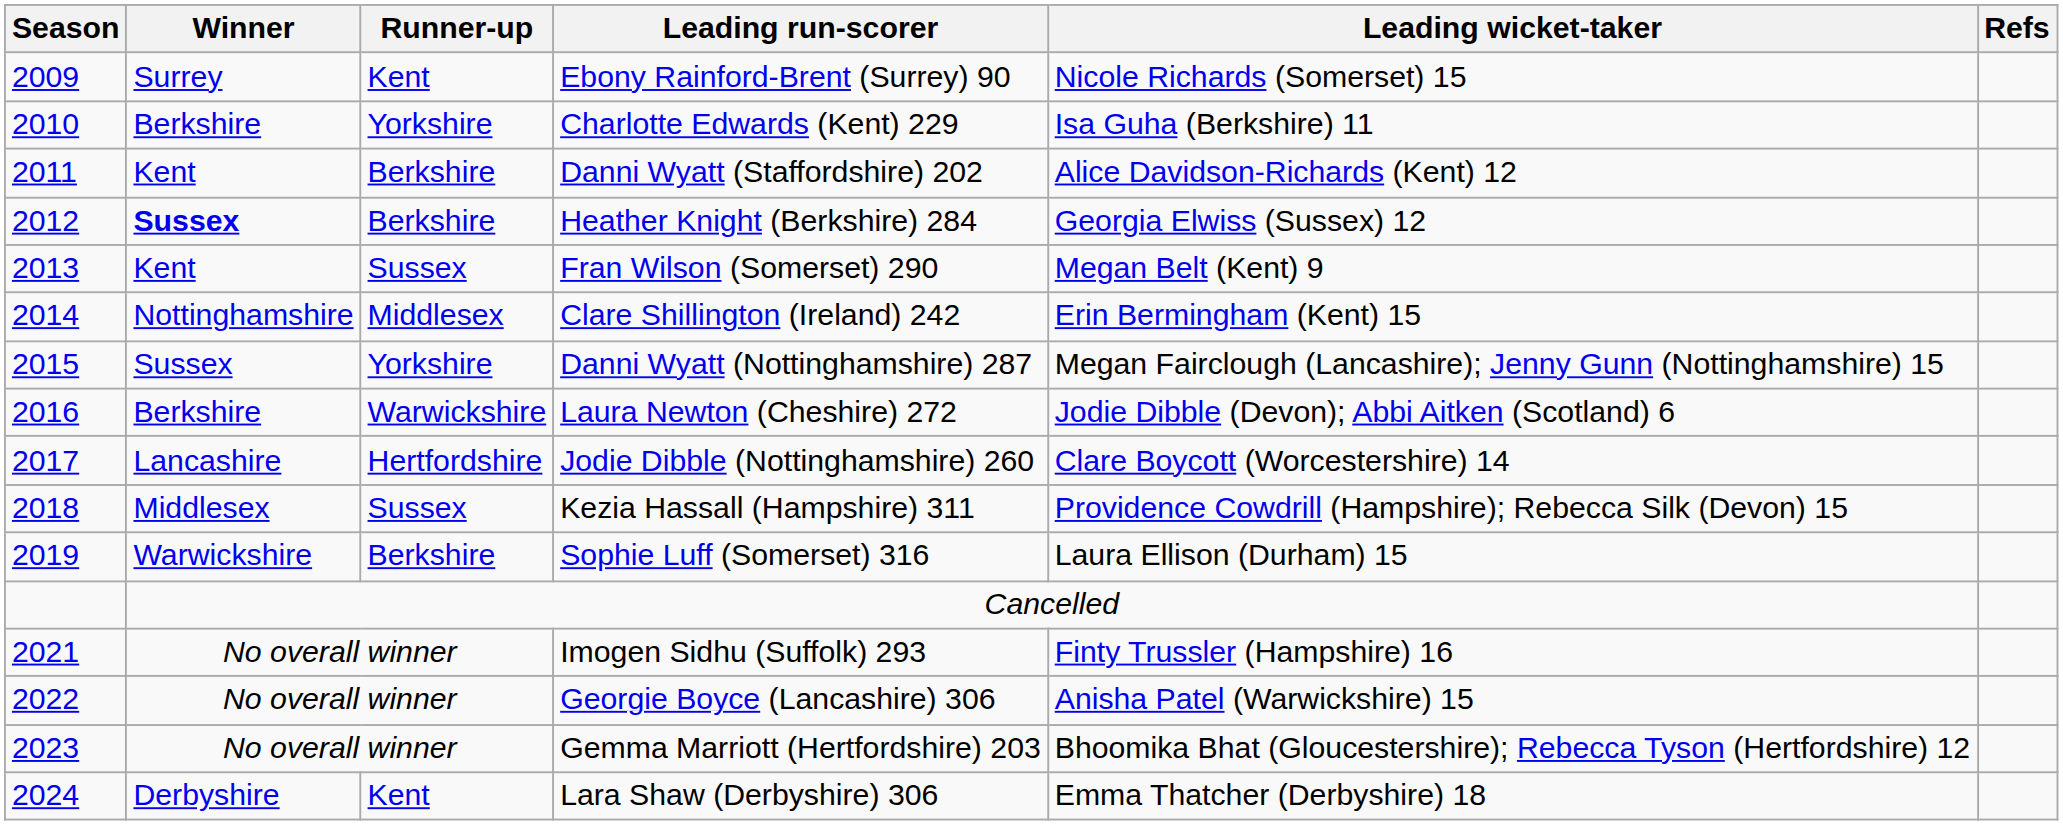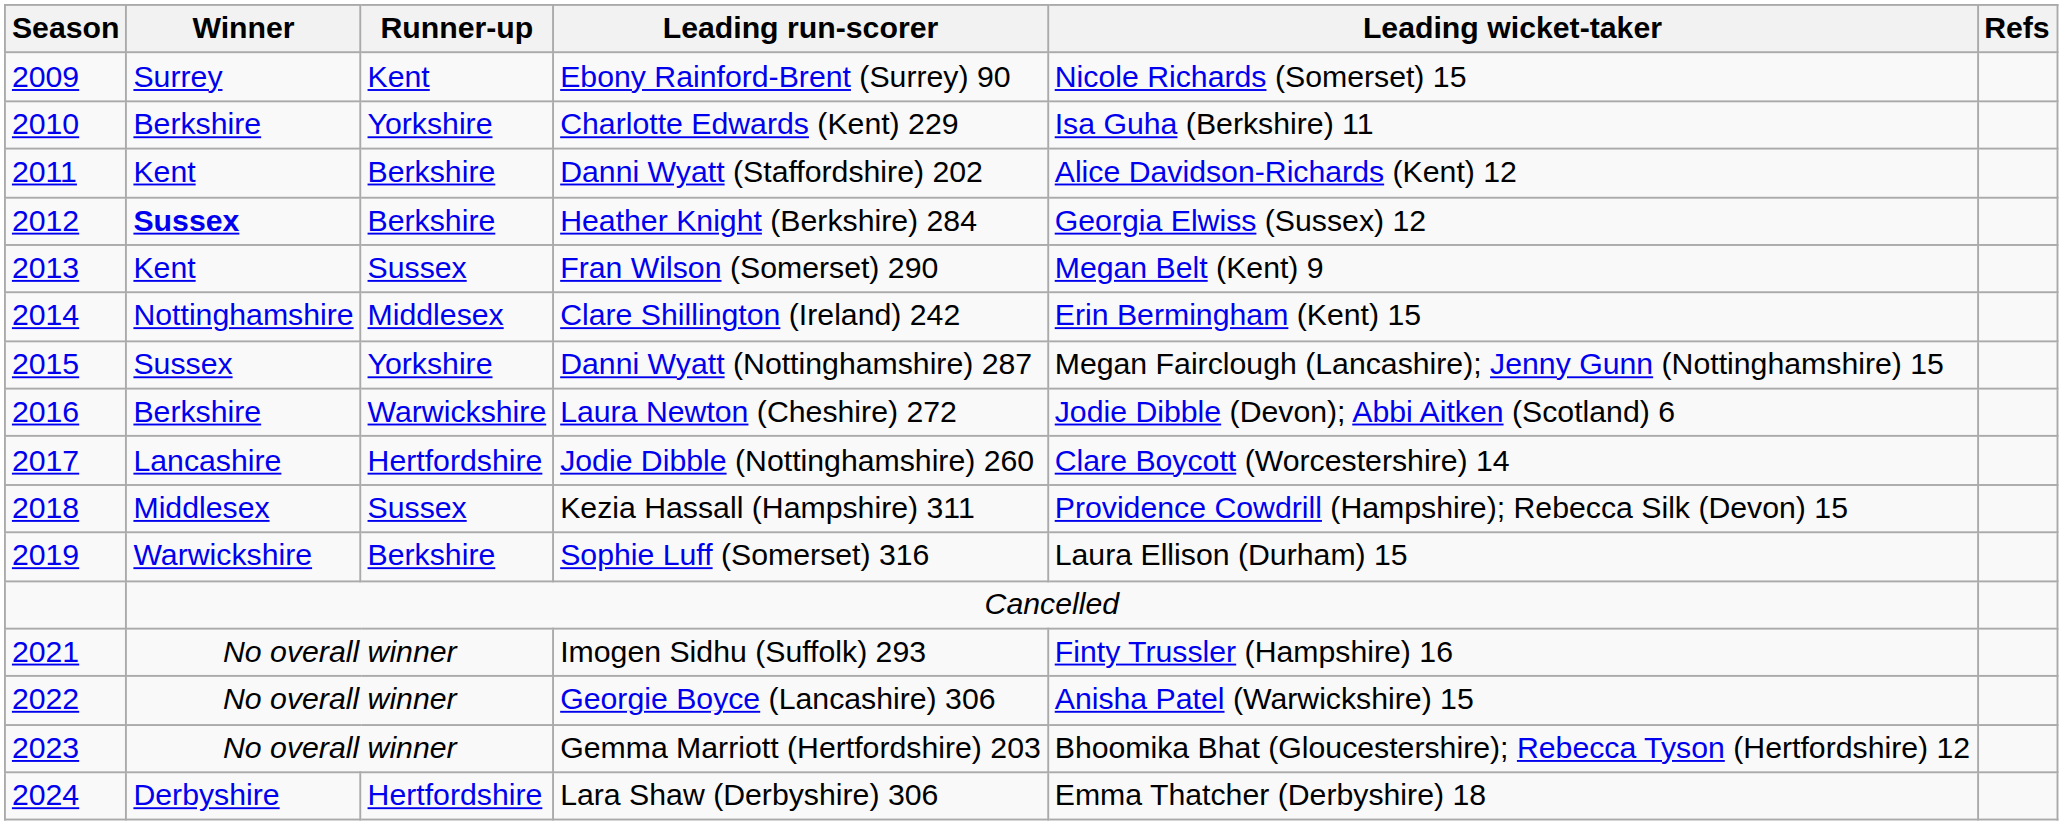(399, 795) Kent -> (455, 795) Hertfordshire
